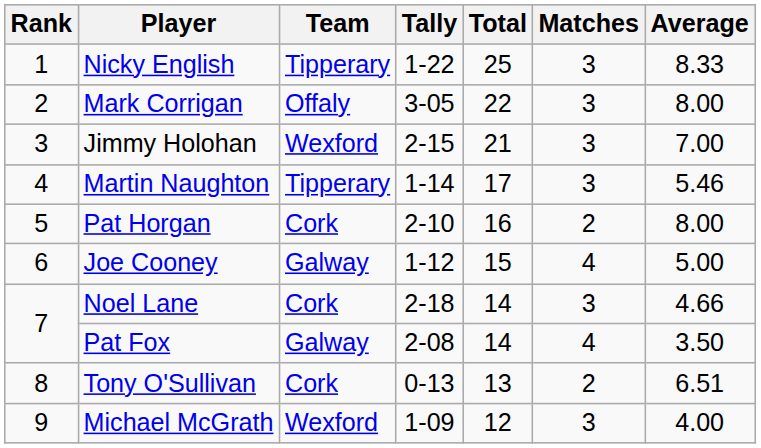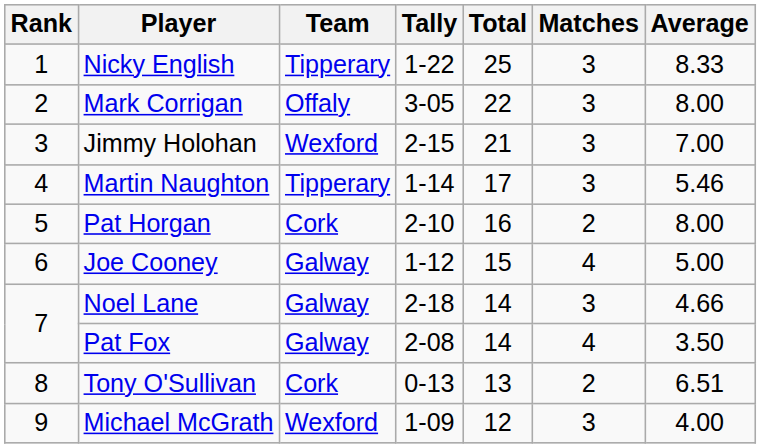(312, 303) Cork -> (327, 303) Galway
